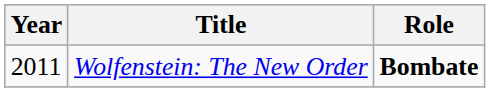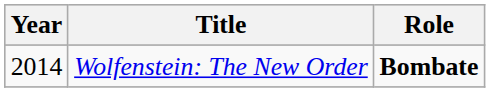(36, 65) 2011 -> (37, 65) 2014
